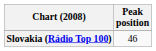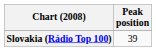(133, 38) 46 -> (133, 38) 39
